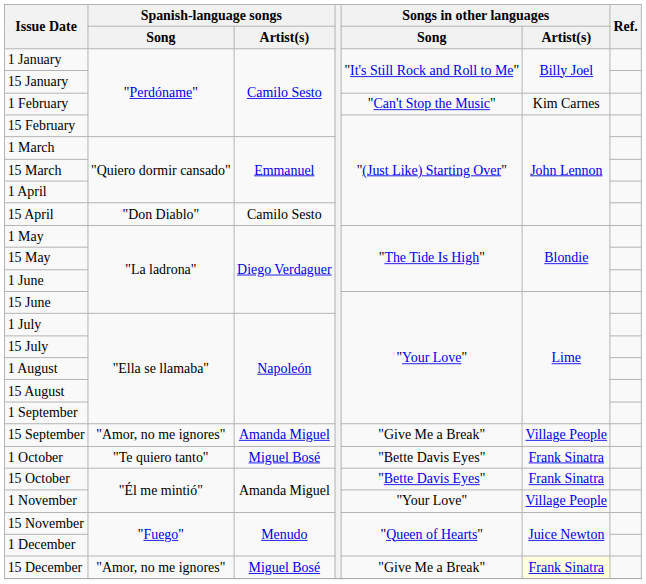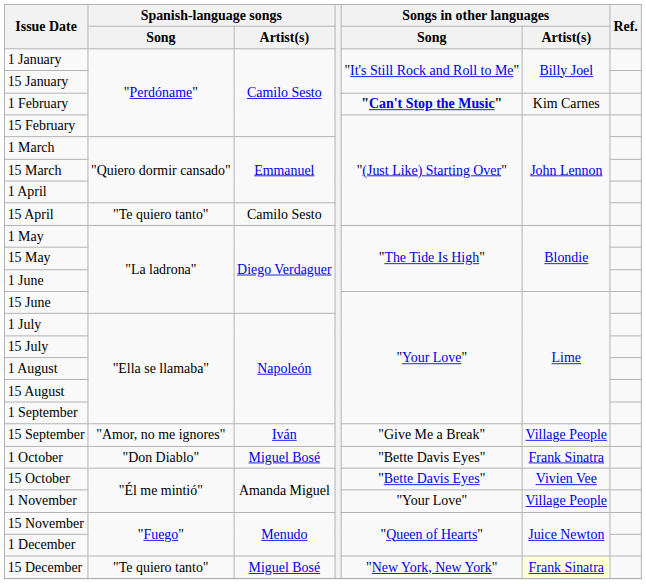(432, 103) normal -> (432, 103) bold
(161, 214) "Don Diablo" -> (161, 214) "Te quiero tanto"
(284, 434) Amanda Miguel -> (284, 434) Iván
(161, 457) "Te quiero tanto" -> (161, 457) "Don Diablo"
(566, 479) Frank Sinatra -> (566, 479) Vivien Vee
(161, 567) "Amor, no me ignores" -> (161, 567) "Te quiero tanto"
(432, 567) "Give Me a Break" -> (432, 567) "New York, New York"
